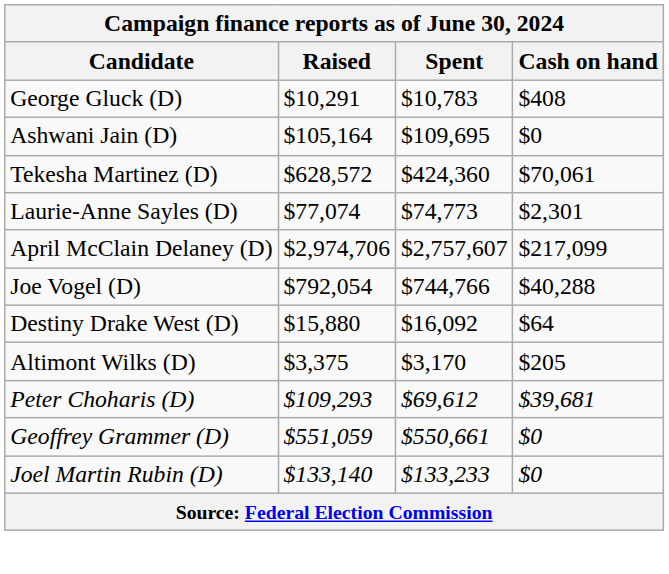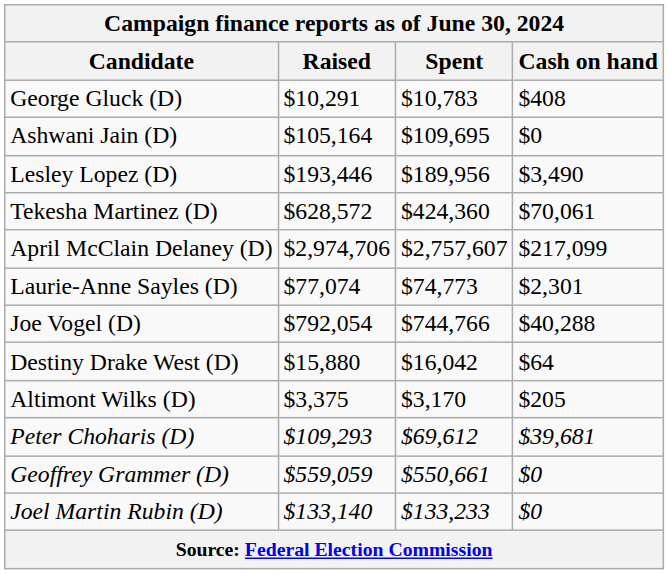+ row: (94, 173)
rows swapped: (141, 248) <-> (124, 211)
(439, 323) $16,092 -> (439, 361) $16,042
(328, 436) $551,059 -> (328, 473) $559,059
